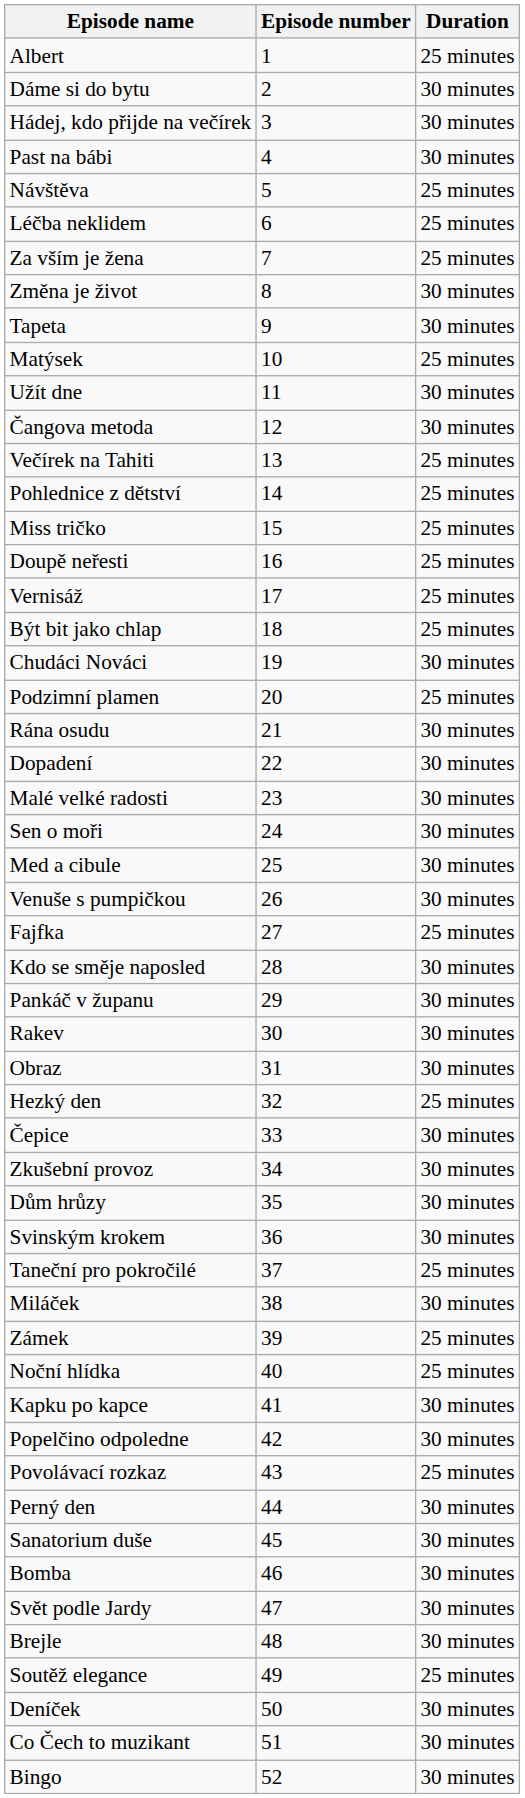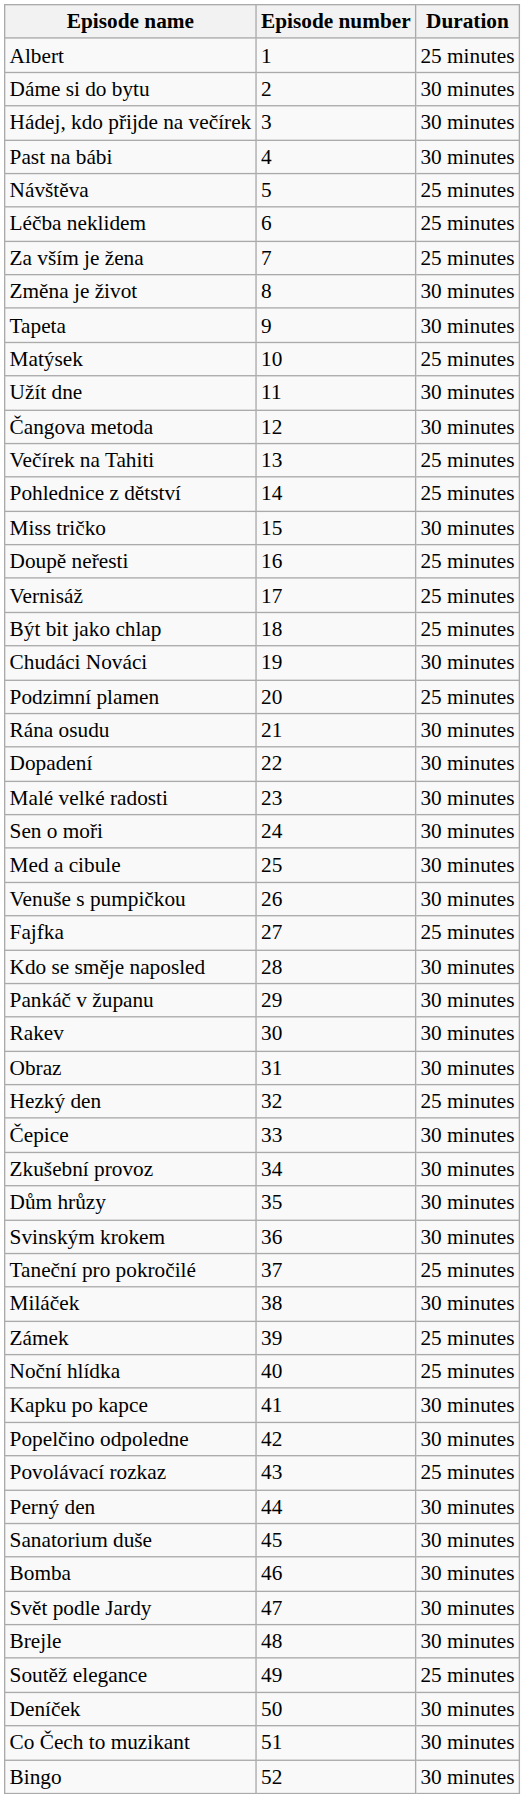(467, 527) 25 minutes -> (467, 527) 30 minutes
